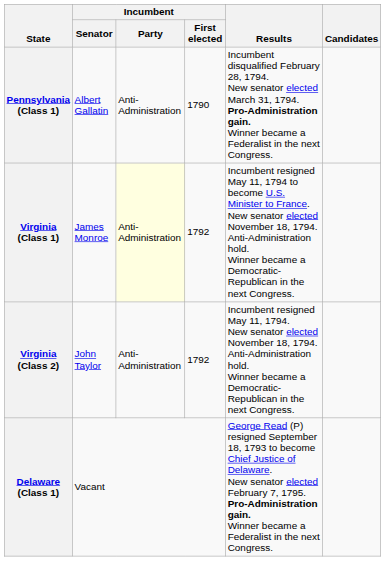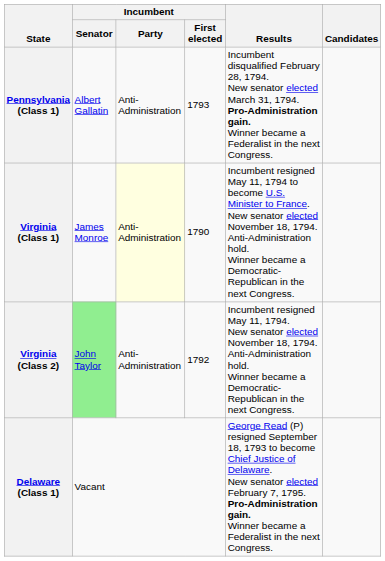(198, 105) 1790 -> (198, 105) 1793
(198, 232) 1792 -> (198, 232) 1790
(88, 359) no background -> (88, 359) lightgreen background
